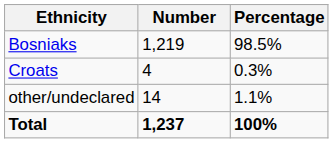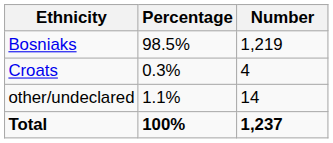columns swapped: (184, 17) <-> (279, 17)
